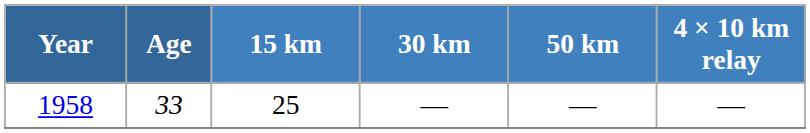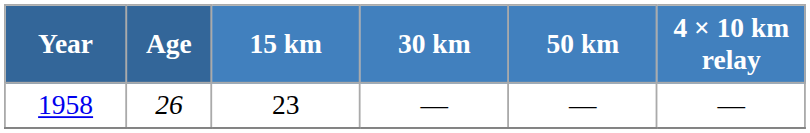(169, 105) 33 -> (169, 105) 26
(286, 105) 25 -> (286, 105) 23
